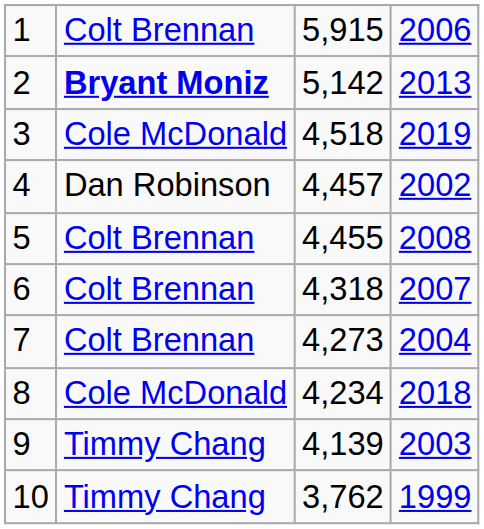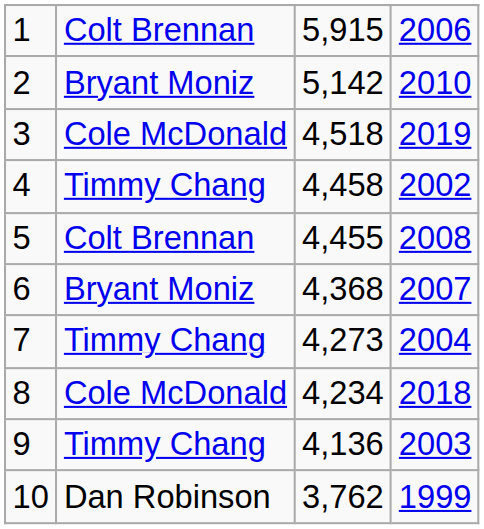(166, 82) bold -> (159, 82) normal
(435, 82) 2013 -> (435, 82) 2010
(167, 185) Dan Robinson -> (165, 185) Timmy Chang
(343, 185) 4,457 -> (343, 185) 4,458
(159, 289) Colt Brennan -> (159, 289) Bryant Moniz
(343, 289) 4,318 -> (343, 289) 4,368
(159, 340) Colt Brennan -> (165, 340) Timmy Chang
(343, 444) 4,139 -> (343, 444) 4,136
(165, 496) Timmy Chang -> (167, 496) Dan Robinson
